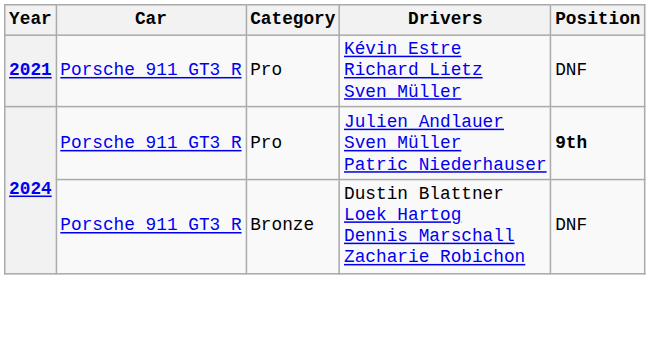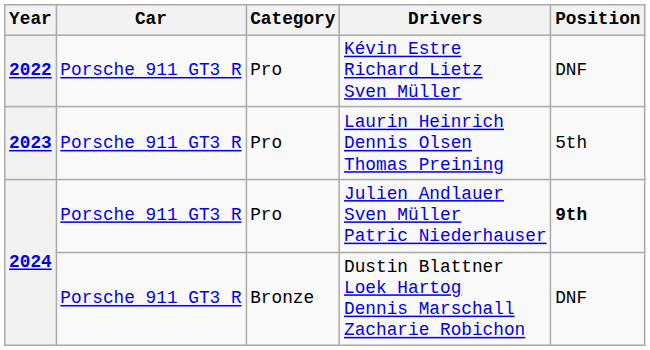(30, 71) 2021 -> (30, 71) 2022
+ row: (424, 143)
